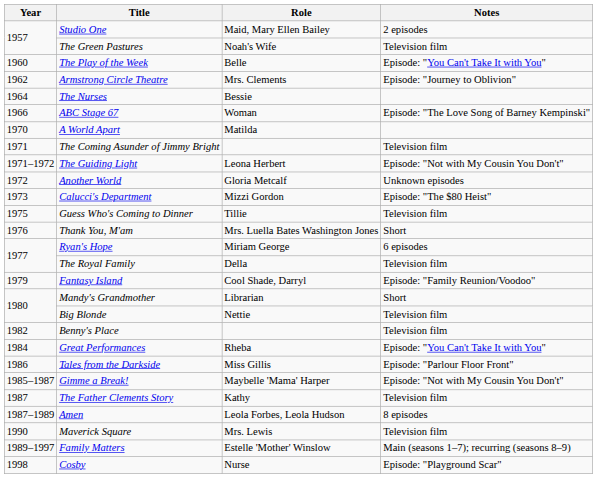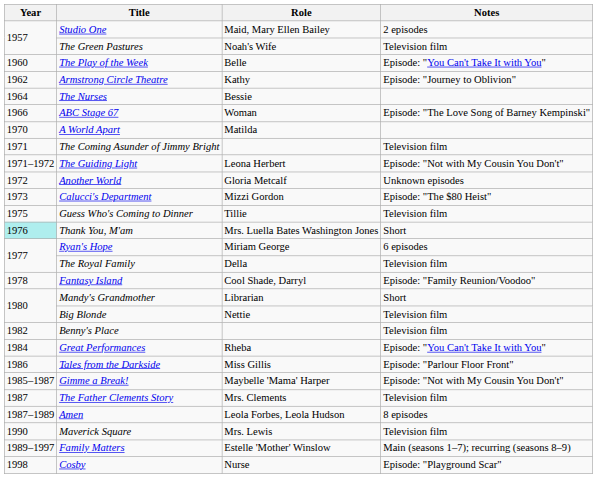(255, 79) Mrs. Clements -> (237, 79) Kathy
(17, 230) no background -> (17, 230) paleturquoise background
(17, 280) 1979 -> (17, 280) 1978
(237, 398) Kathy -> (255, 398) Mrs. Clements
